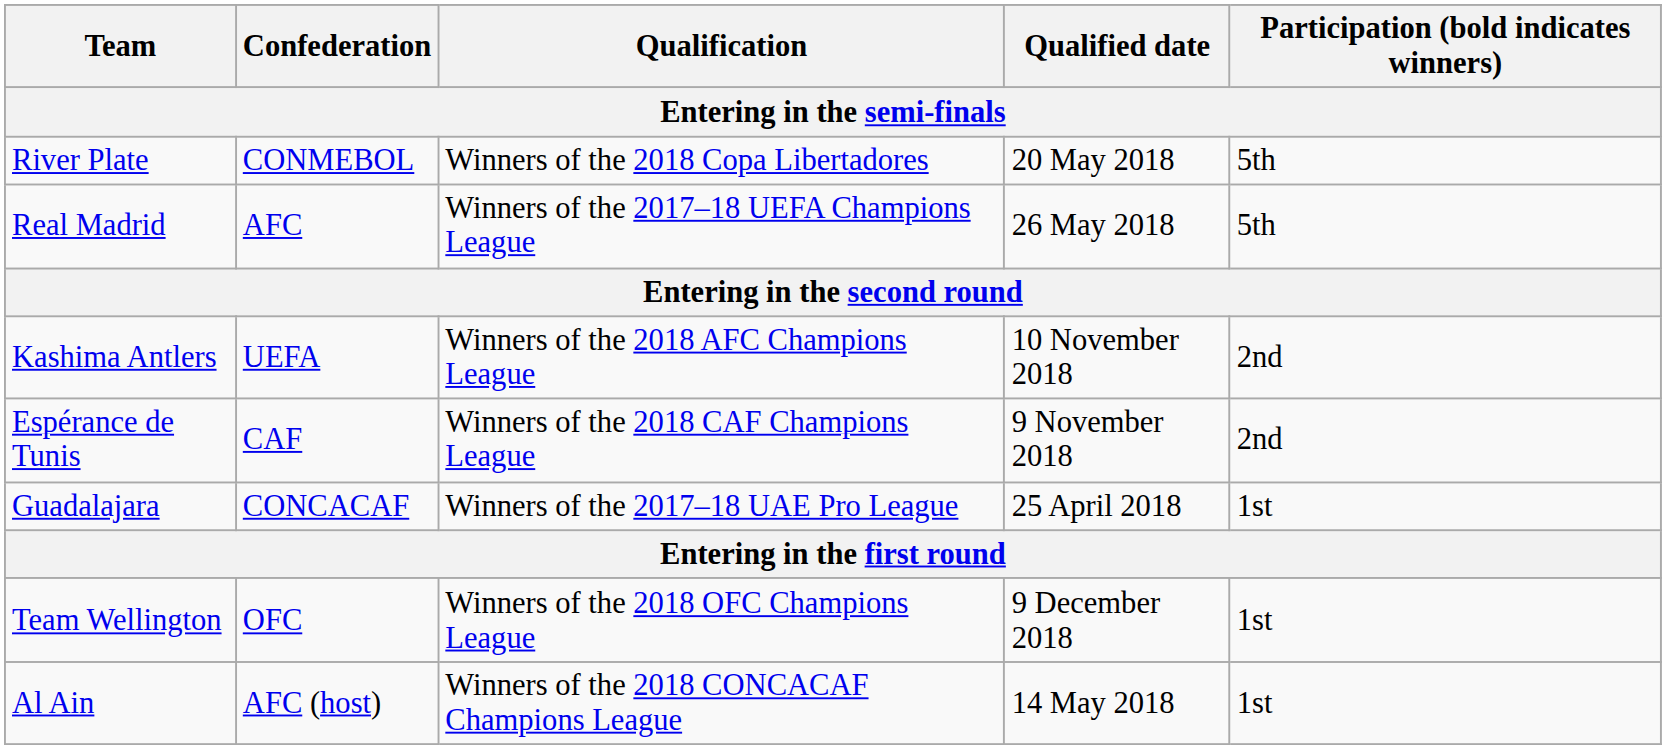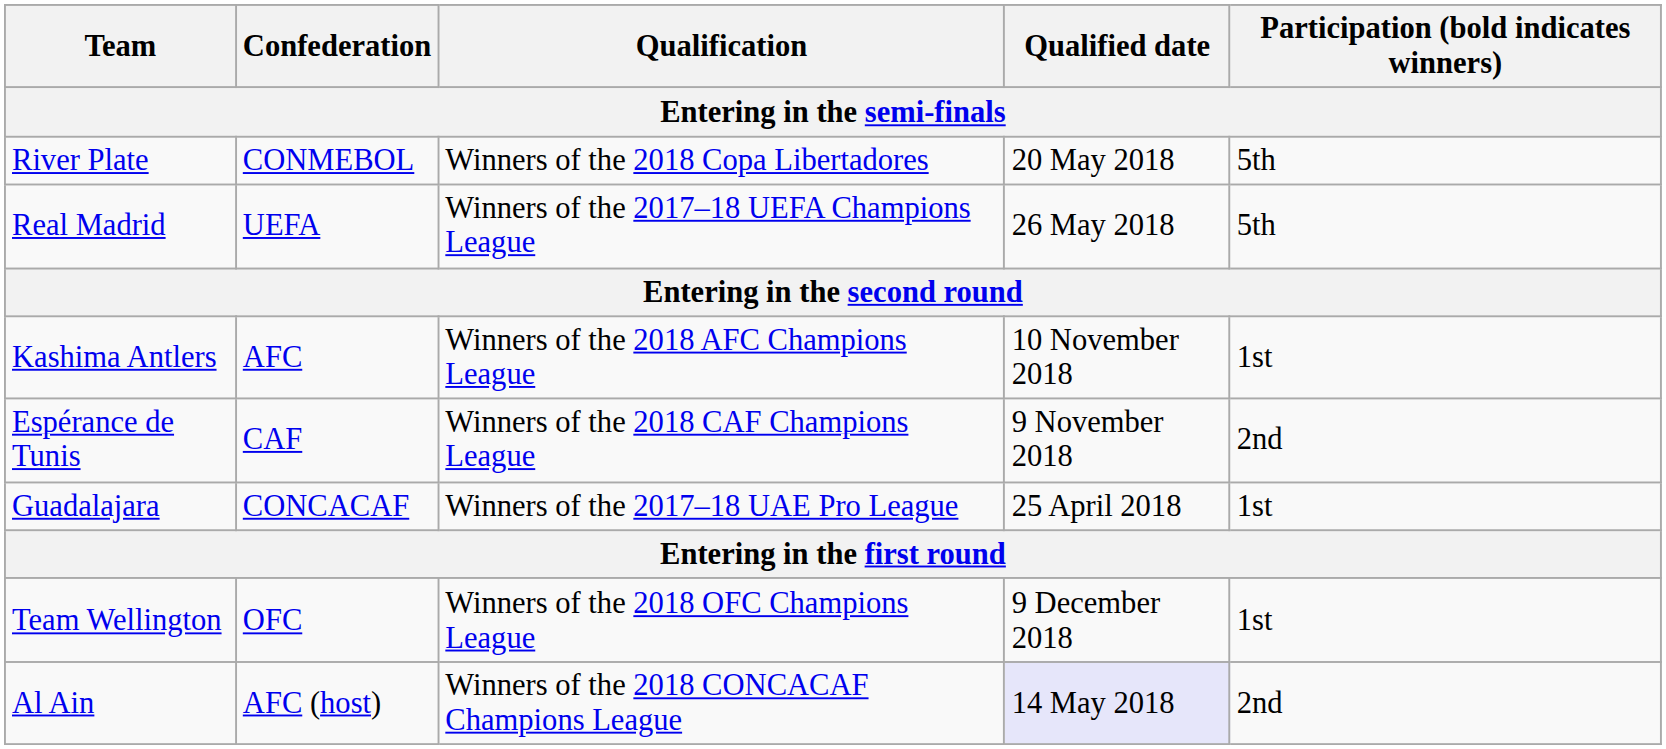(273, 225) AFC -> (282, 225) UEFA
(282, 357) UEFA -> (273, 357) AFC
(1260, 357) 2nd -> (1255, 357) 1st
(1093, 702) no background -> (1093, 702) lavender background
(1255, 702) 1st -> (1260, 702) 2nd
